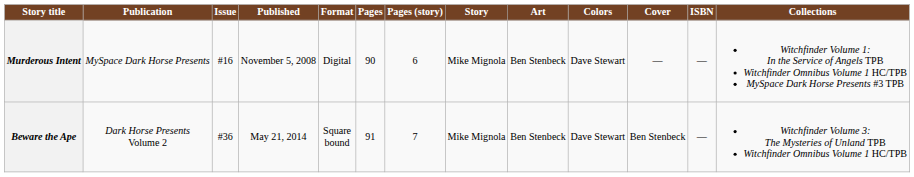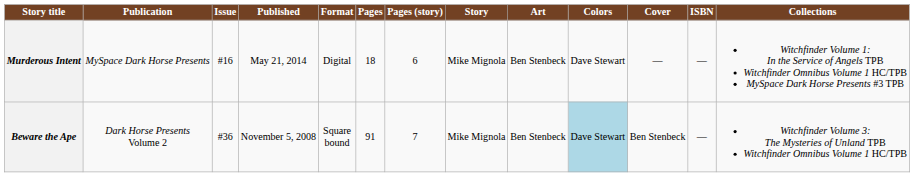(279, 61) November 5, 2008 -> (279, 61) May 21, 2014
(370, 61) 90 -> (370, 61) 18
(279, 137) May 21, 2014 -> (279, 137) November 5, 2008
(598, 137) no background -> (598, 137) lightblue background
